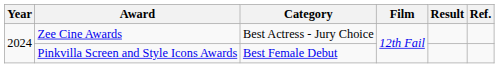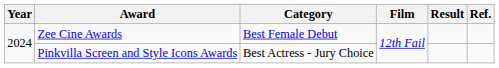(308, 33) Best Actress - Jury Choice -> (290, 33) Best Female Debut
(290, 53) Best Female Debut -> (308, 53) Best Actress - Jury Choice
